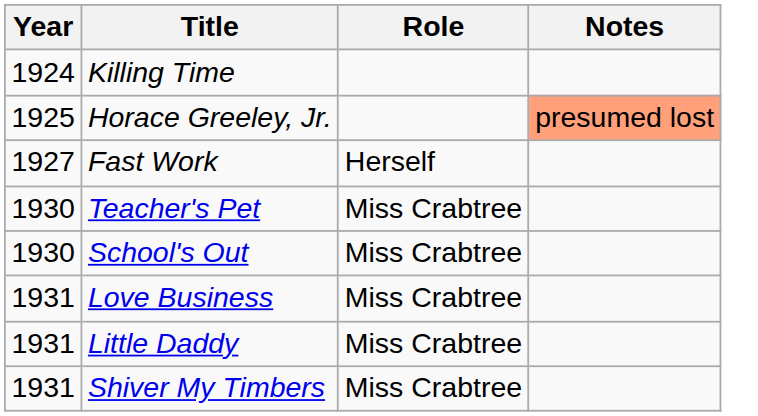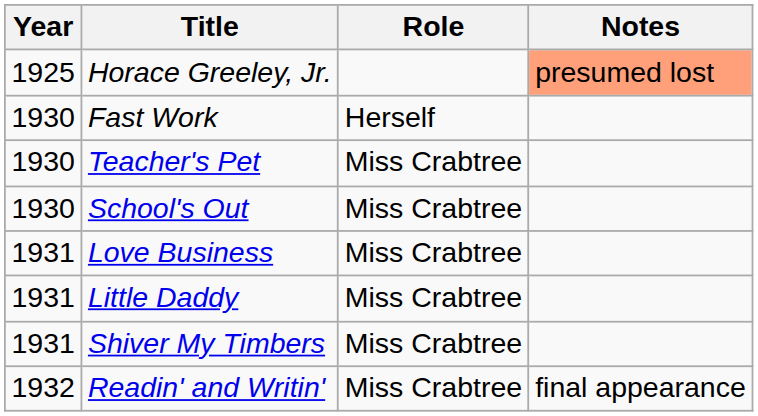- row: (161, 72)
(43, 162) 1927 -> (43, 117) 1930
+ row: (207, 388)
